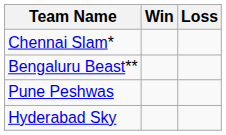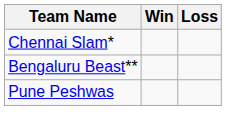- row: (62, 117)
